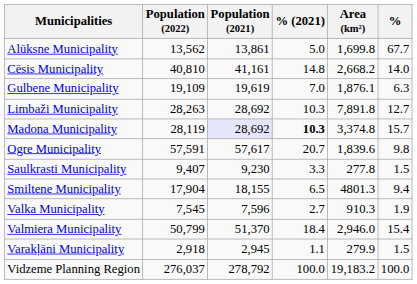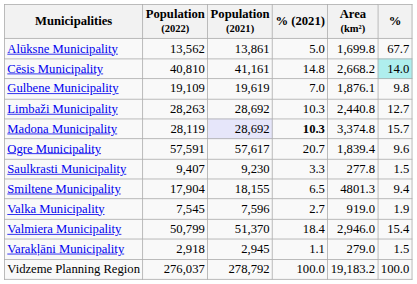(398, 68) no background -> (398, 68) paleturquoise background
(401, 88) 6.3 -> (401, 88) 9.8
(356, 108) 7,891.8 -> (356, 108) 2,440.8
(356, 149) 1,839.6 -> (356, 149) 1,839.4
(401, 149) 9.8 -> (401, 149) 9.6
(361, 209) 910.3 -> (361, 209) 919.0
(361, 249) 279.9 -> (361, 249) 279.0
